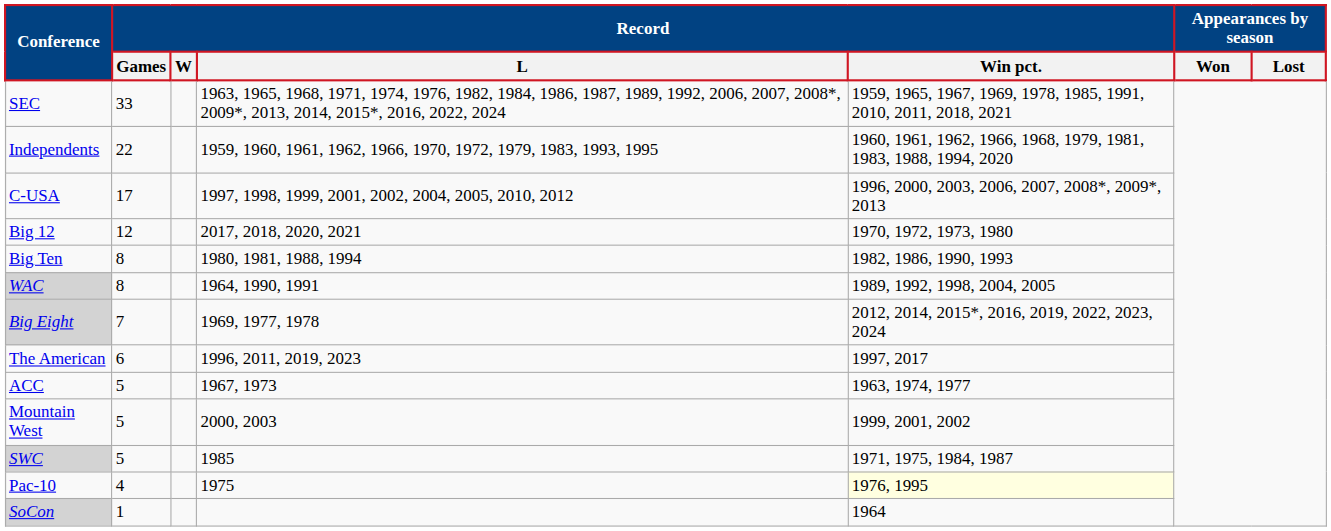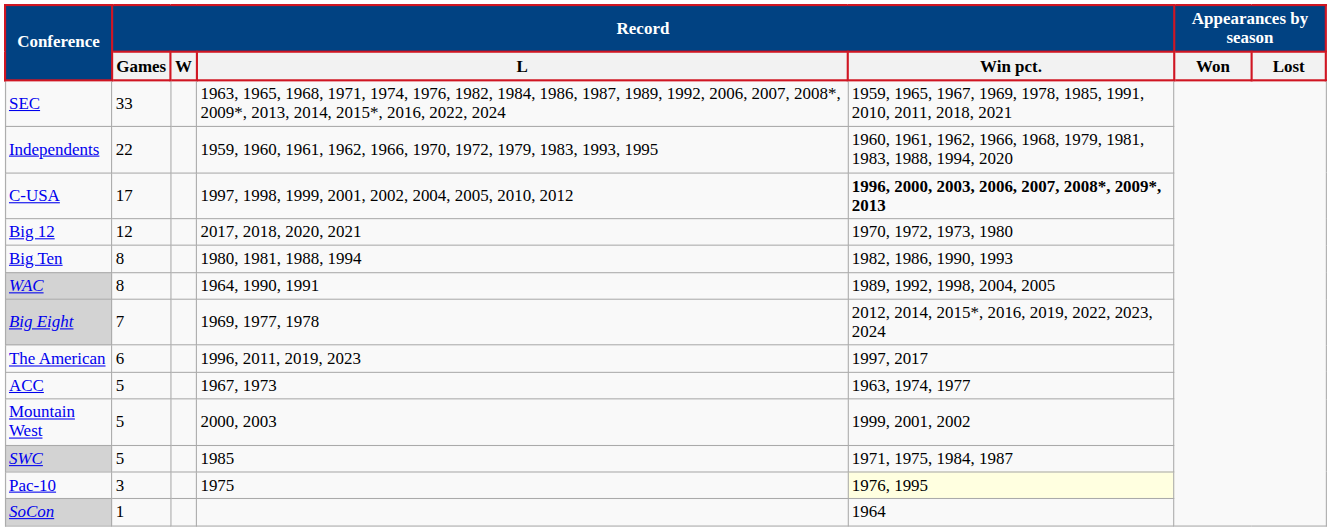(1007, 195) normal -> (1007, 195) bold
(120, 485) 4 -> (120, 485) 3
